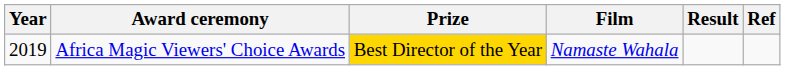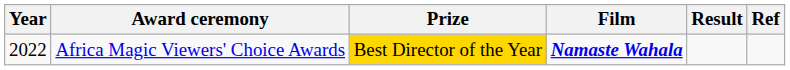(28, 49) 2019 -> (28, 49) 2022
(615, 49) normal -> (617, 49) bold
